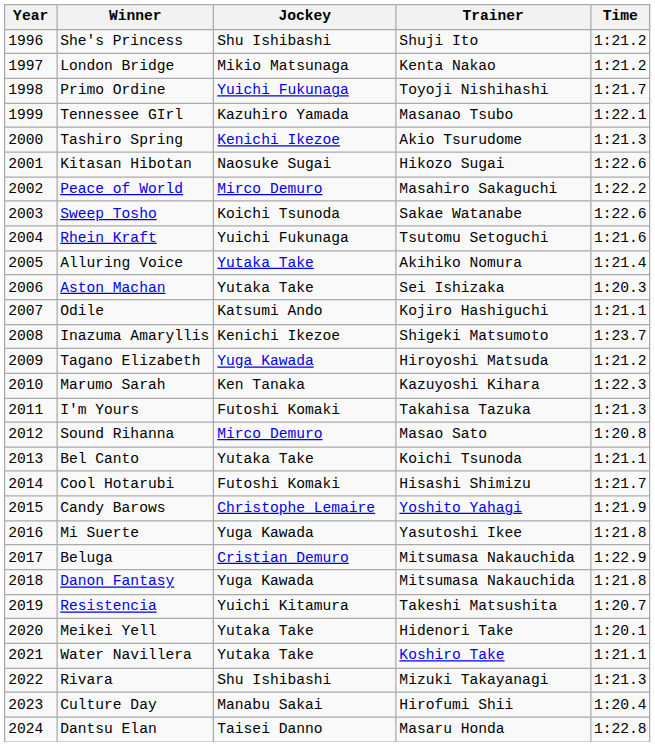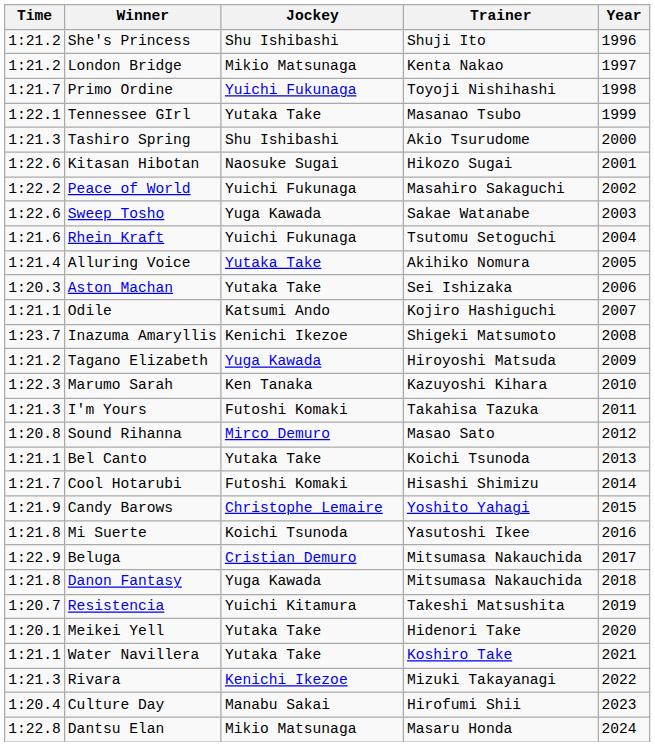columns swapped: (31, 17) <-> (620, 17)
(283, 115) Kazuhiro Yamada -> (273, 115) Yutaka Take
(279, 139) Kenichi Ikezoe -> (282, 139) Shu Ishibashi
(270, 189) Mirco Demuro -> (291, 189) Yuichi Fukunaga
(279, 213) Koichi Tsunoda -> (273, 213) Yuga Kawada
(266, 533) Yuga Kawada -> (286, 533) Koichi Tsunoda
(274, 680) Shu Ishibashi -> (286, 680) Kenichi Ikezoe
(270, 729) Taisei Danno -> (291, 729) Mikio Matsunaga
